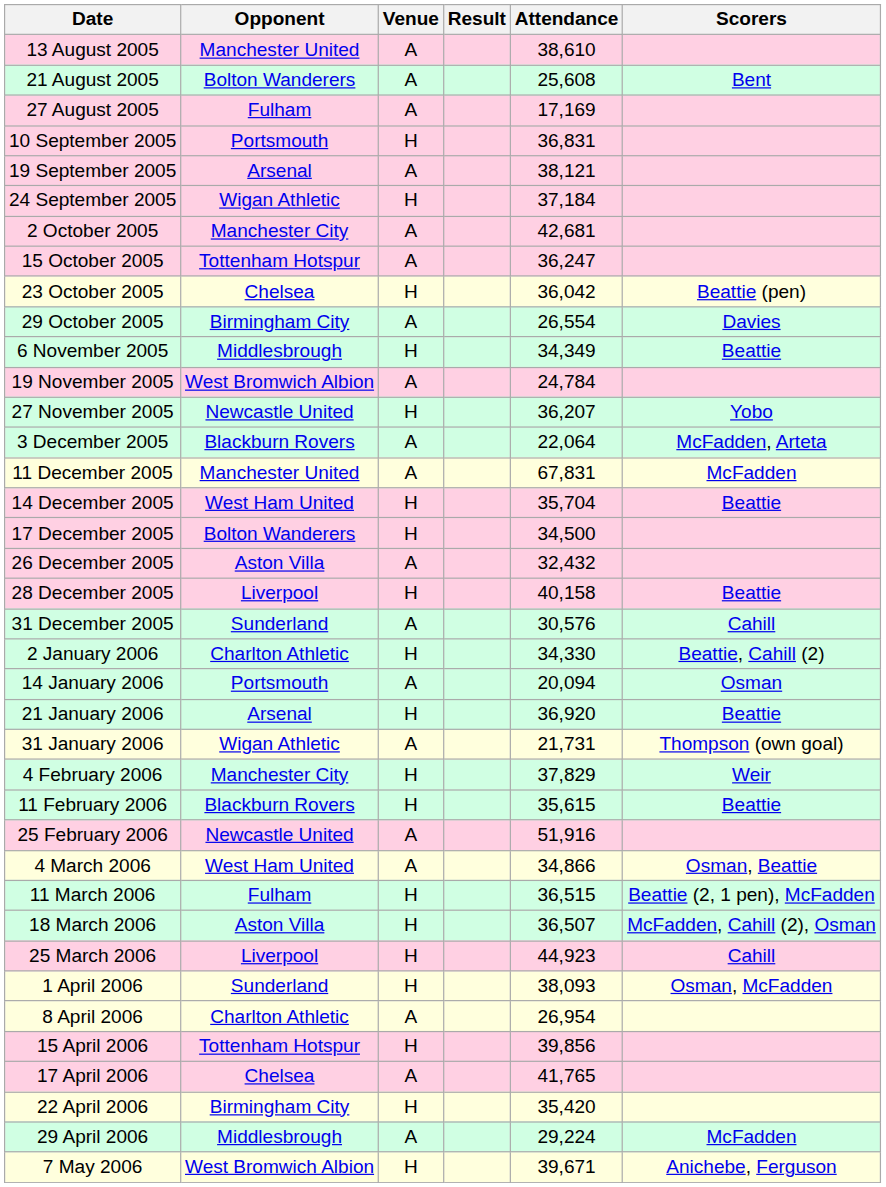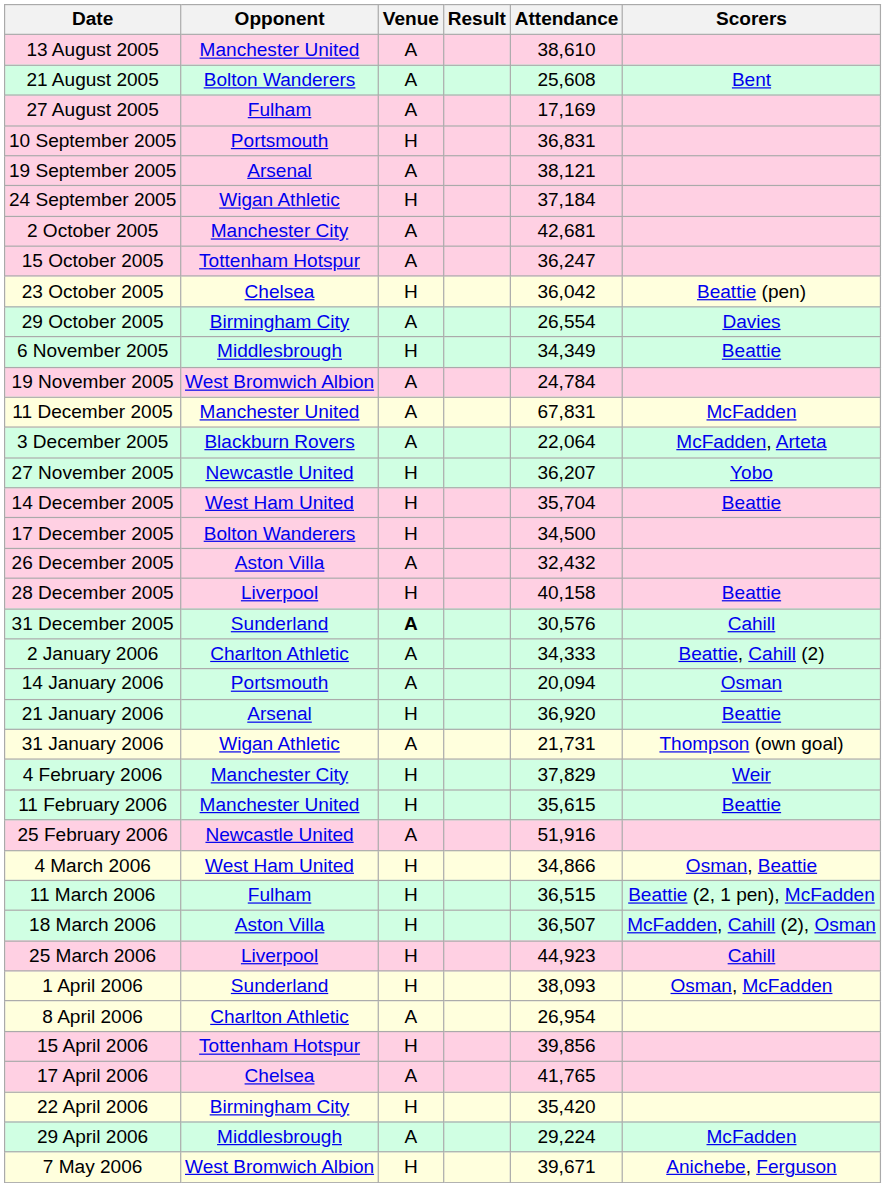rows swapped: (93, 412) <-> (93, 472)
(411, 623) normal -> (411, 623) bold
(411, 653) H -> (411, 653) A
(567, 653) 34,330 -> (567, 653) 34,333
(280, 804) Blackburn Rovers -> (280, 804) Manchester United
(411, 865) A -> (411, 865) H
